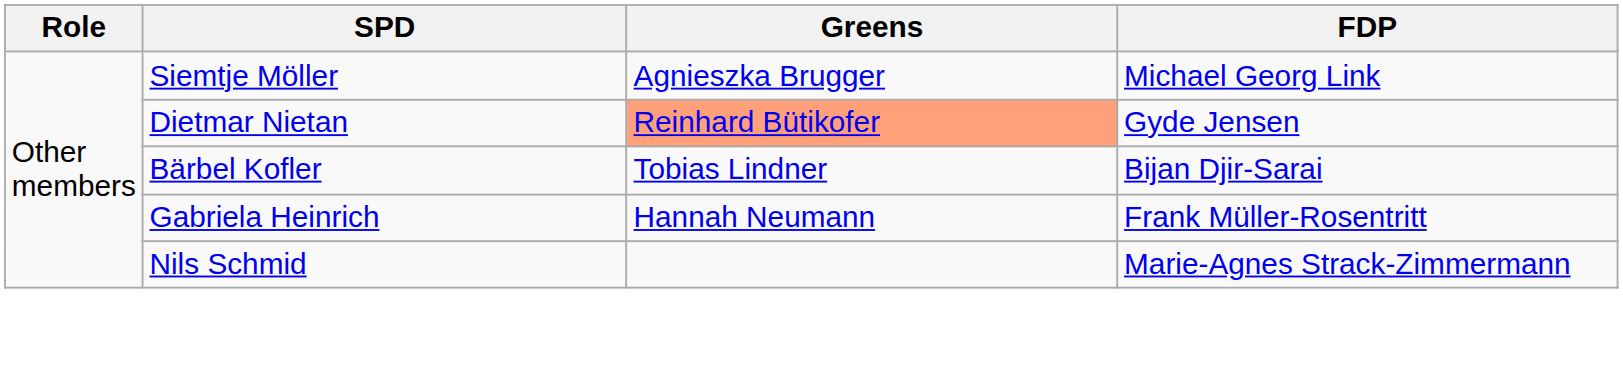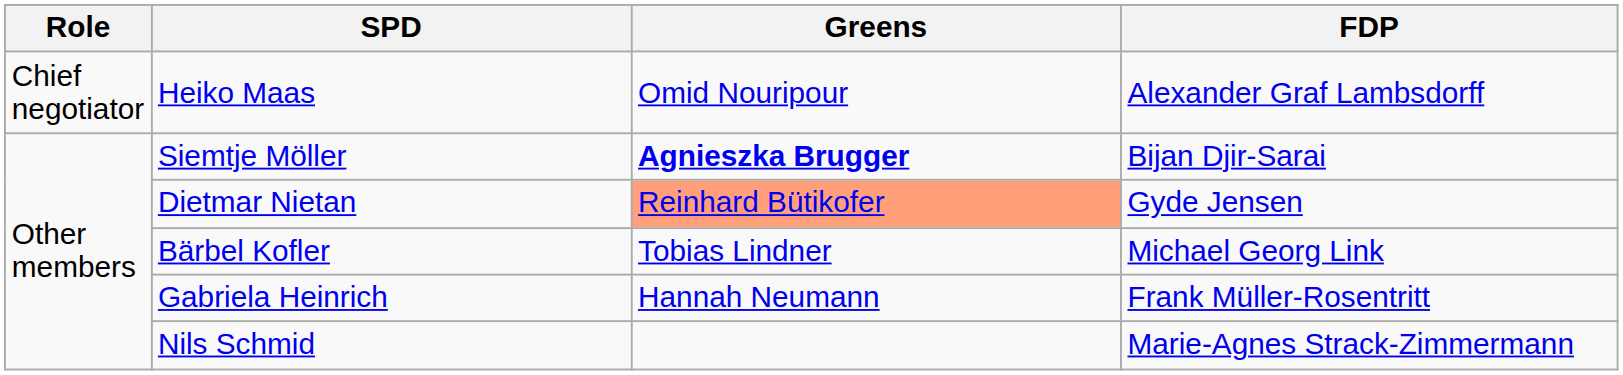+ row: (236, 92)
(759, 75) normal -> (774, 155) bold
(1252, 75) Michael Georg Link -> (1227, 155) Bijan Djir-Sarai
(1223, 169) Bijan Djir-Sarai -> (1256, 250) Michael Georg Link
